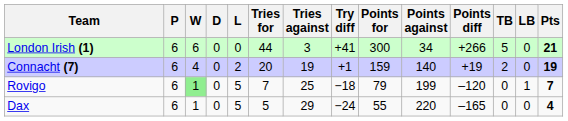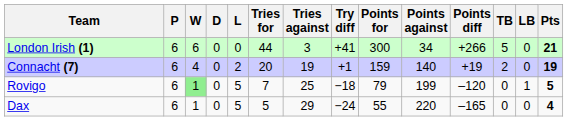(550, 86) 7 -> (550, 86) 5
